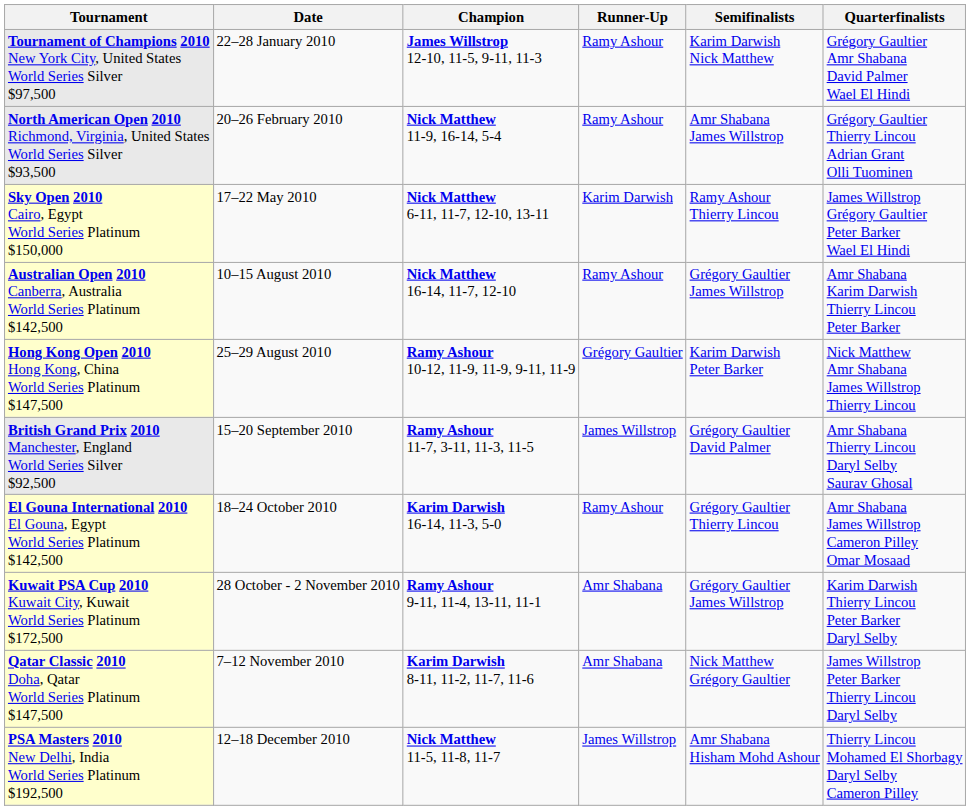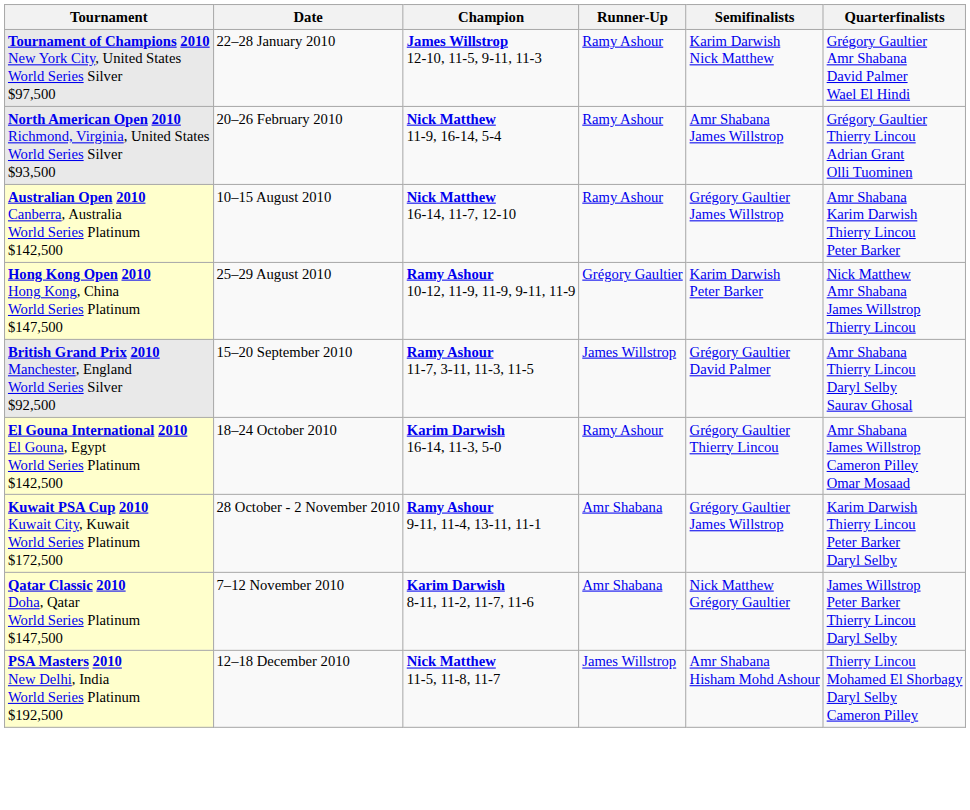- row: (74, 223)
